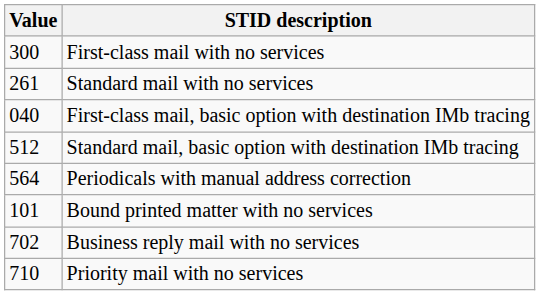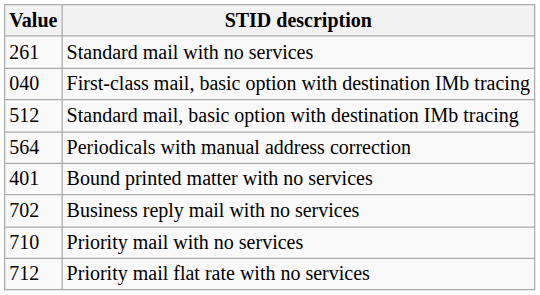- row: (195, 52)
(24, 210) 101 -> (24, 178) 401
+ row: (218, 274)
